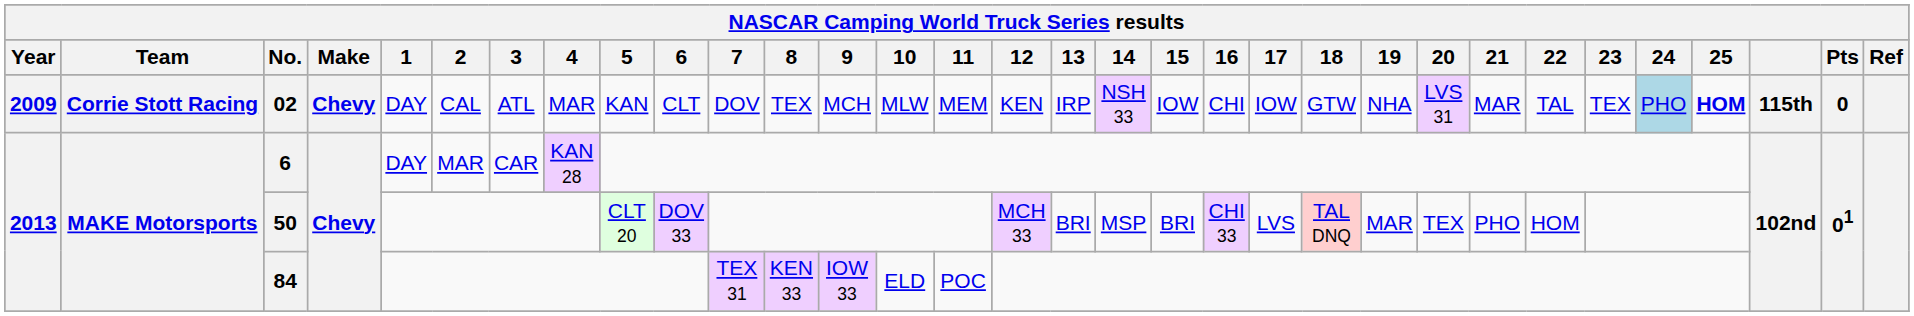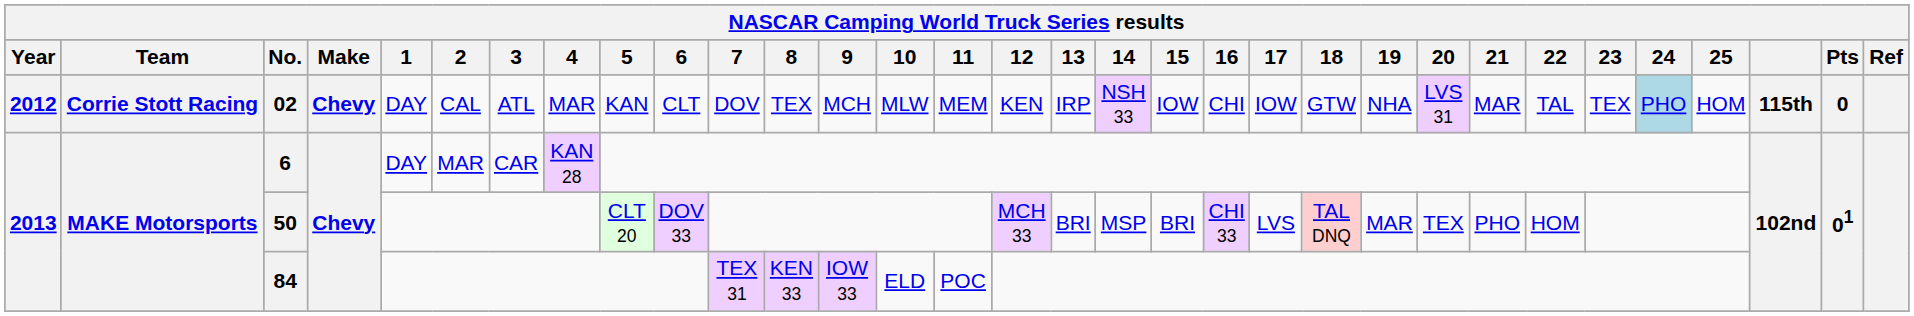(33, 104) 2009 -> (33, 104) 2012
(1721, 104) bold -> (1721, 104) normal
